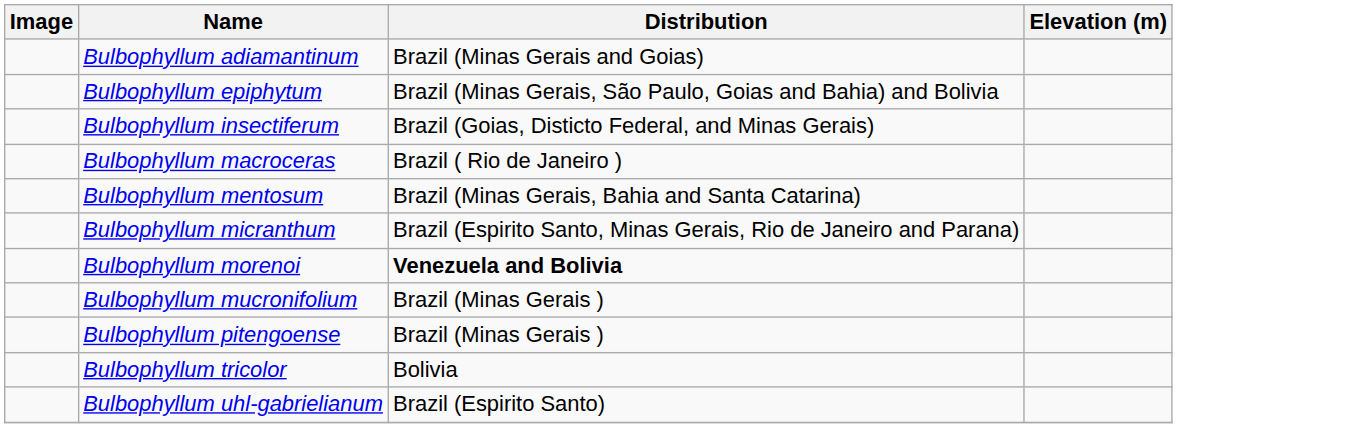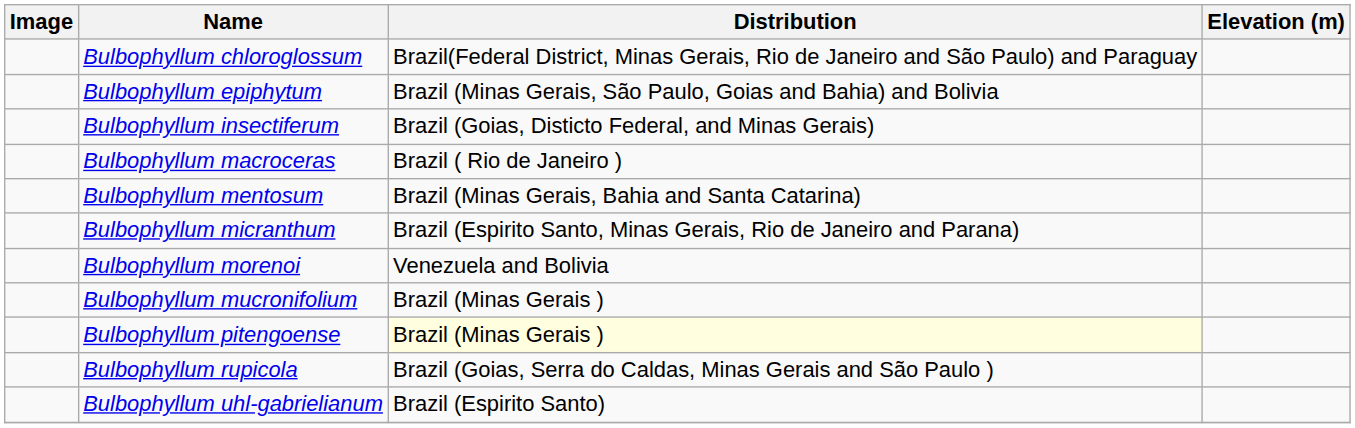- row: (221, 56)
+ row: (223, 56)
(508, 265) bold -> (501, 265) normal
(498, 334) no background -> (498, 334) lightyellow background
+ row: (190, 369)
- row: (185, 369)
